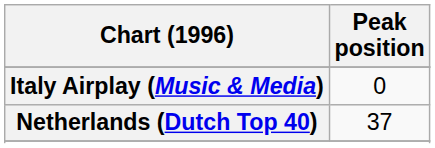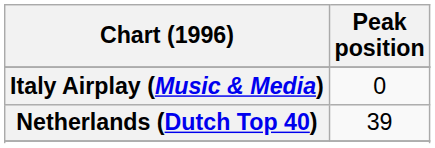(380, 122) 37 -> (380, 122) 39
